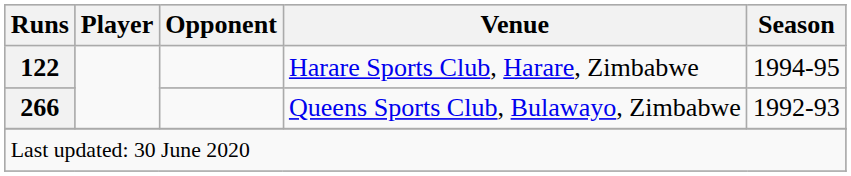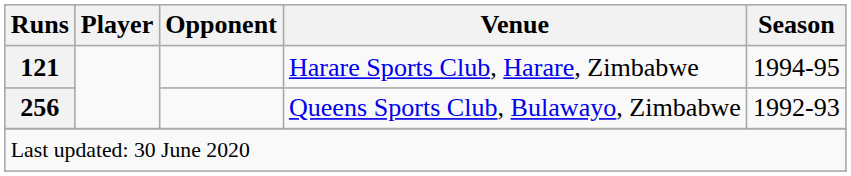(40, 66) 122 -> (40, 66) 121
(40, 107) 266 -> (40, 107) 256
